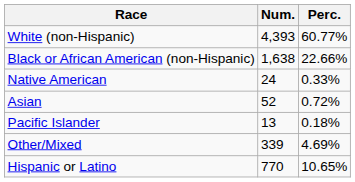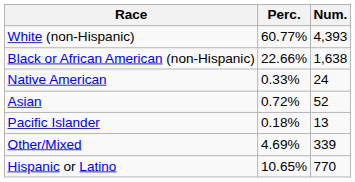columns swapped: (278, 15) <-> (324, 15)
